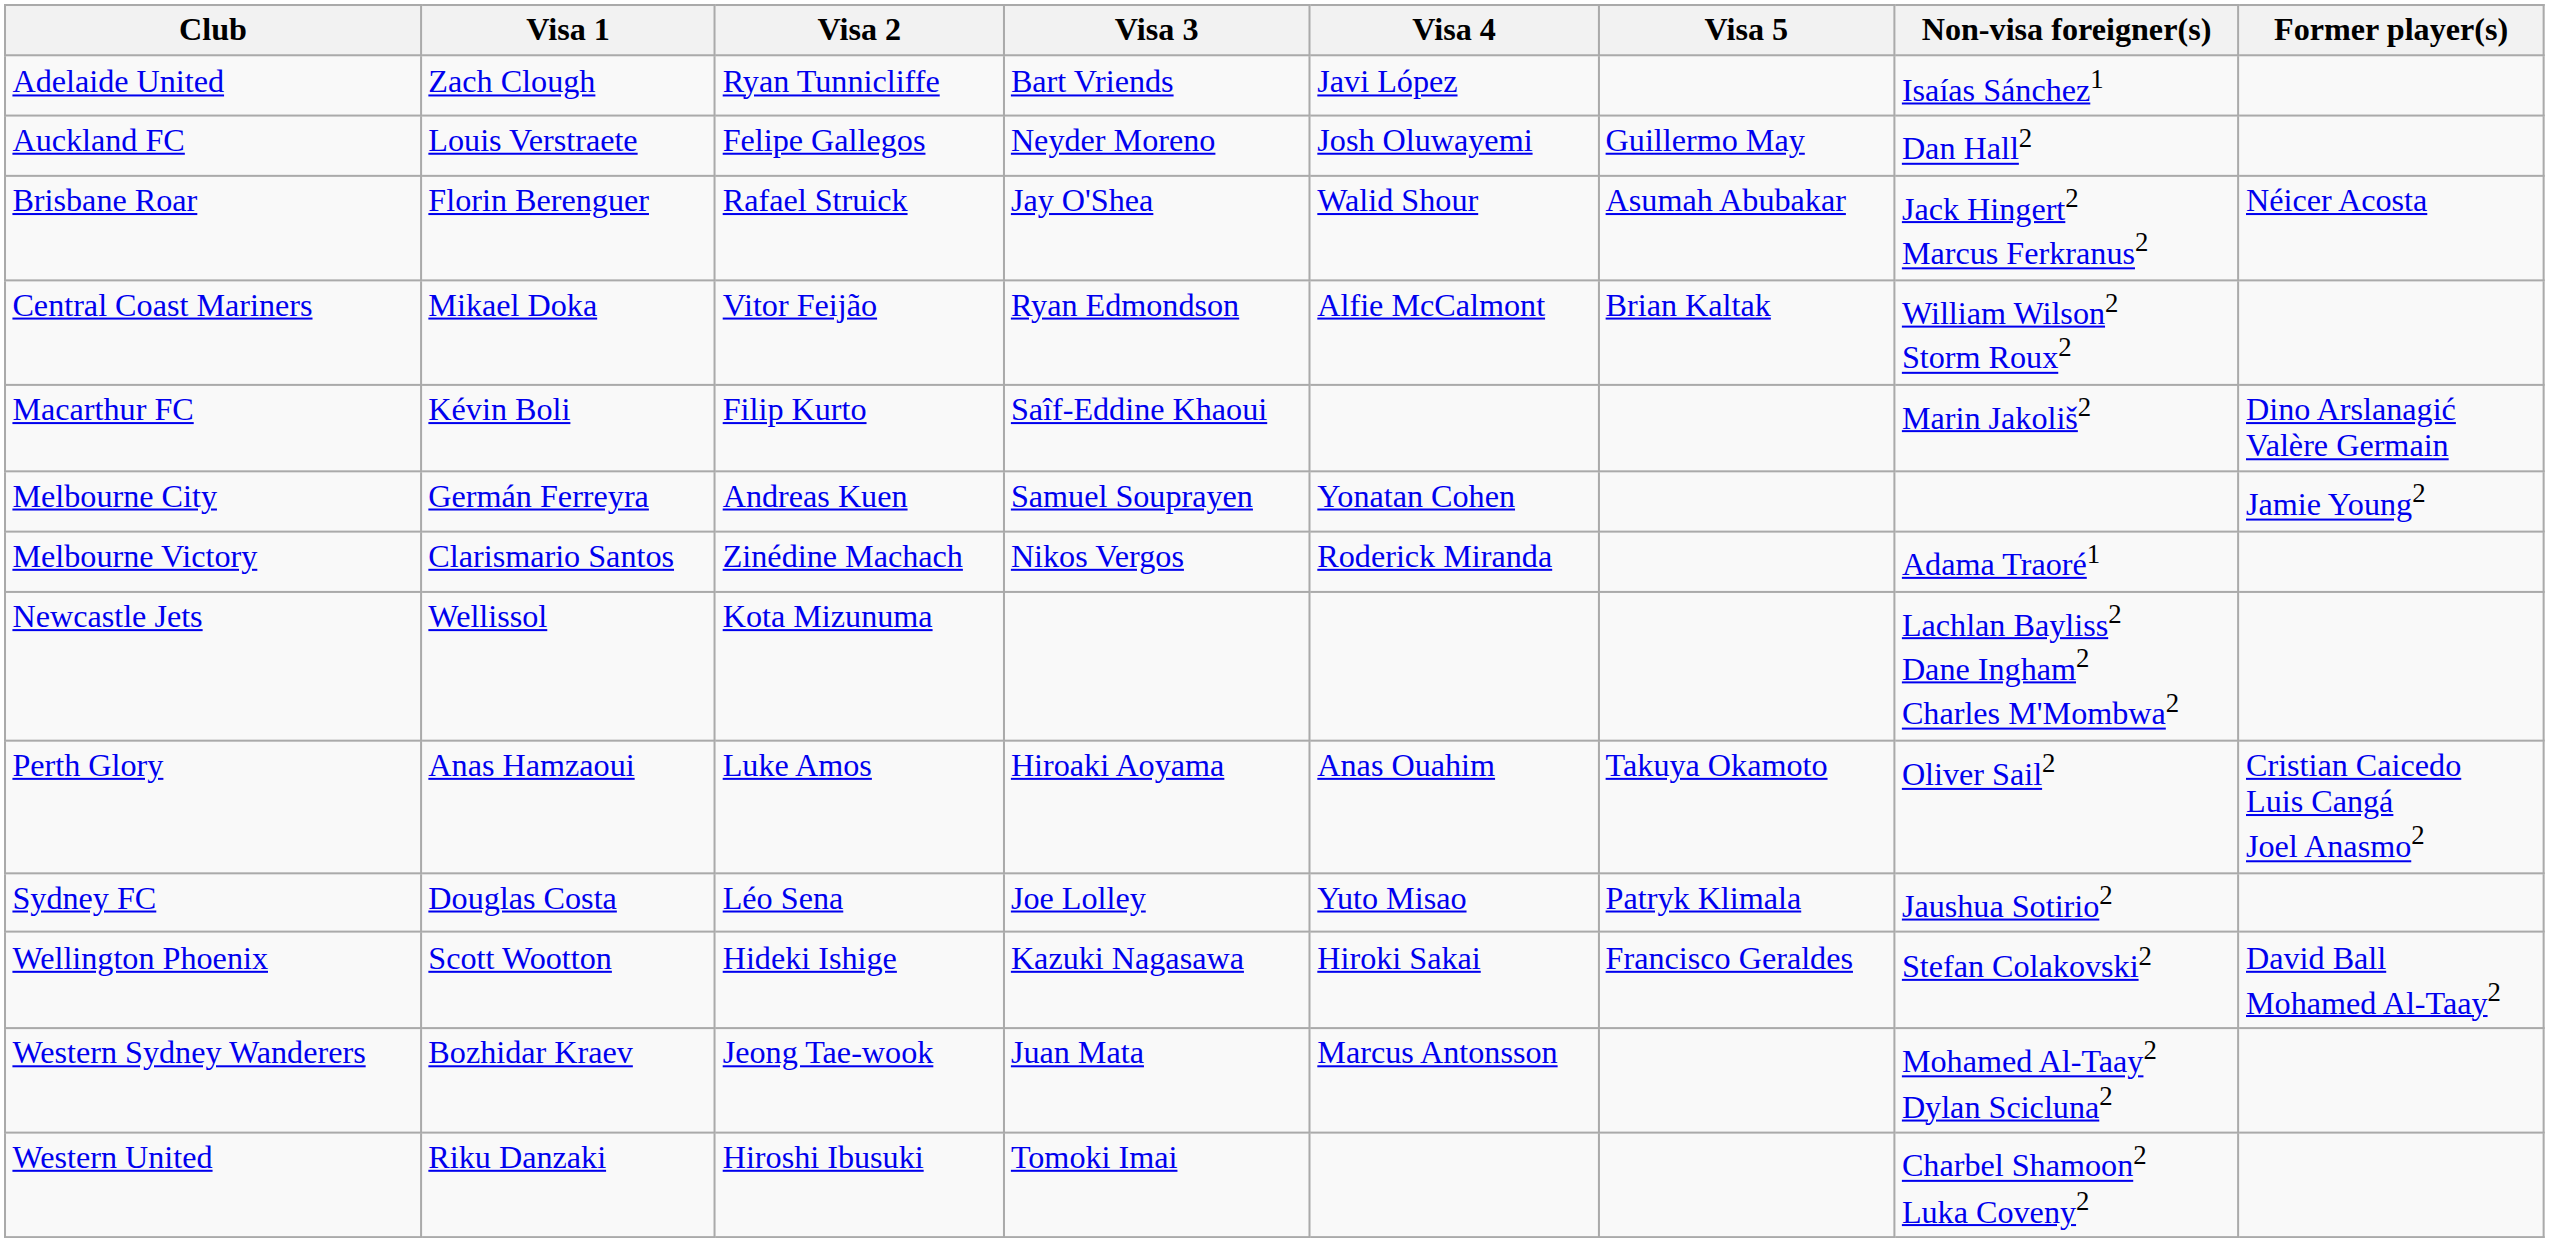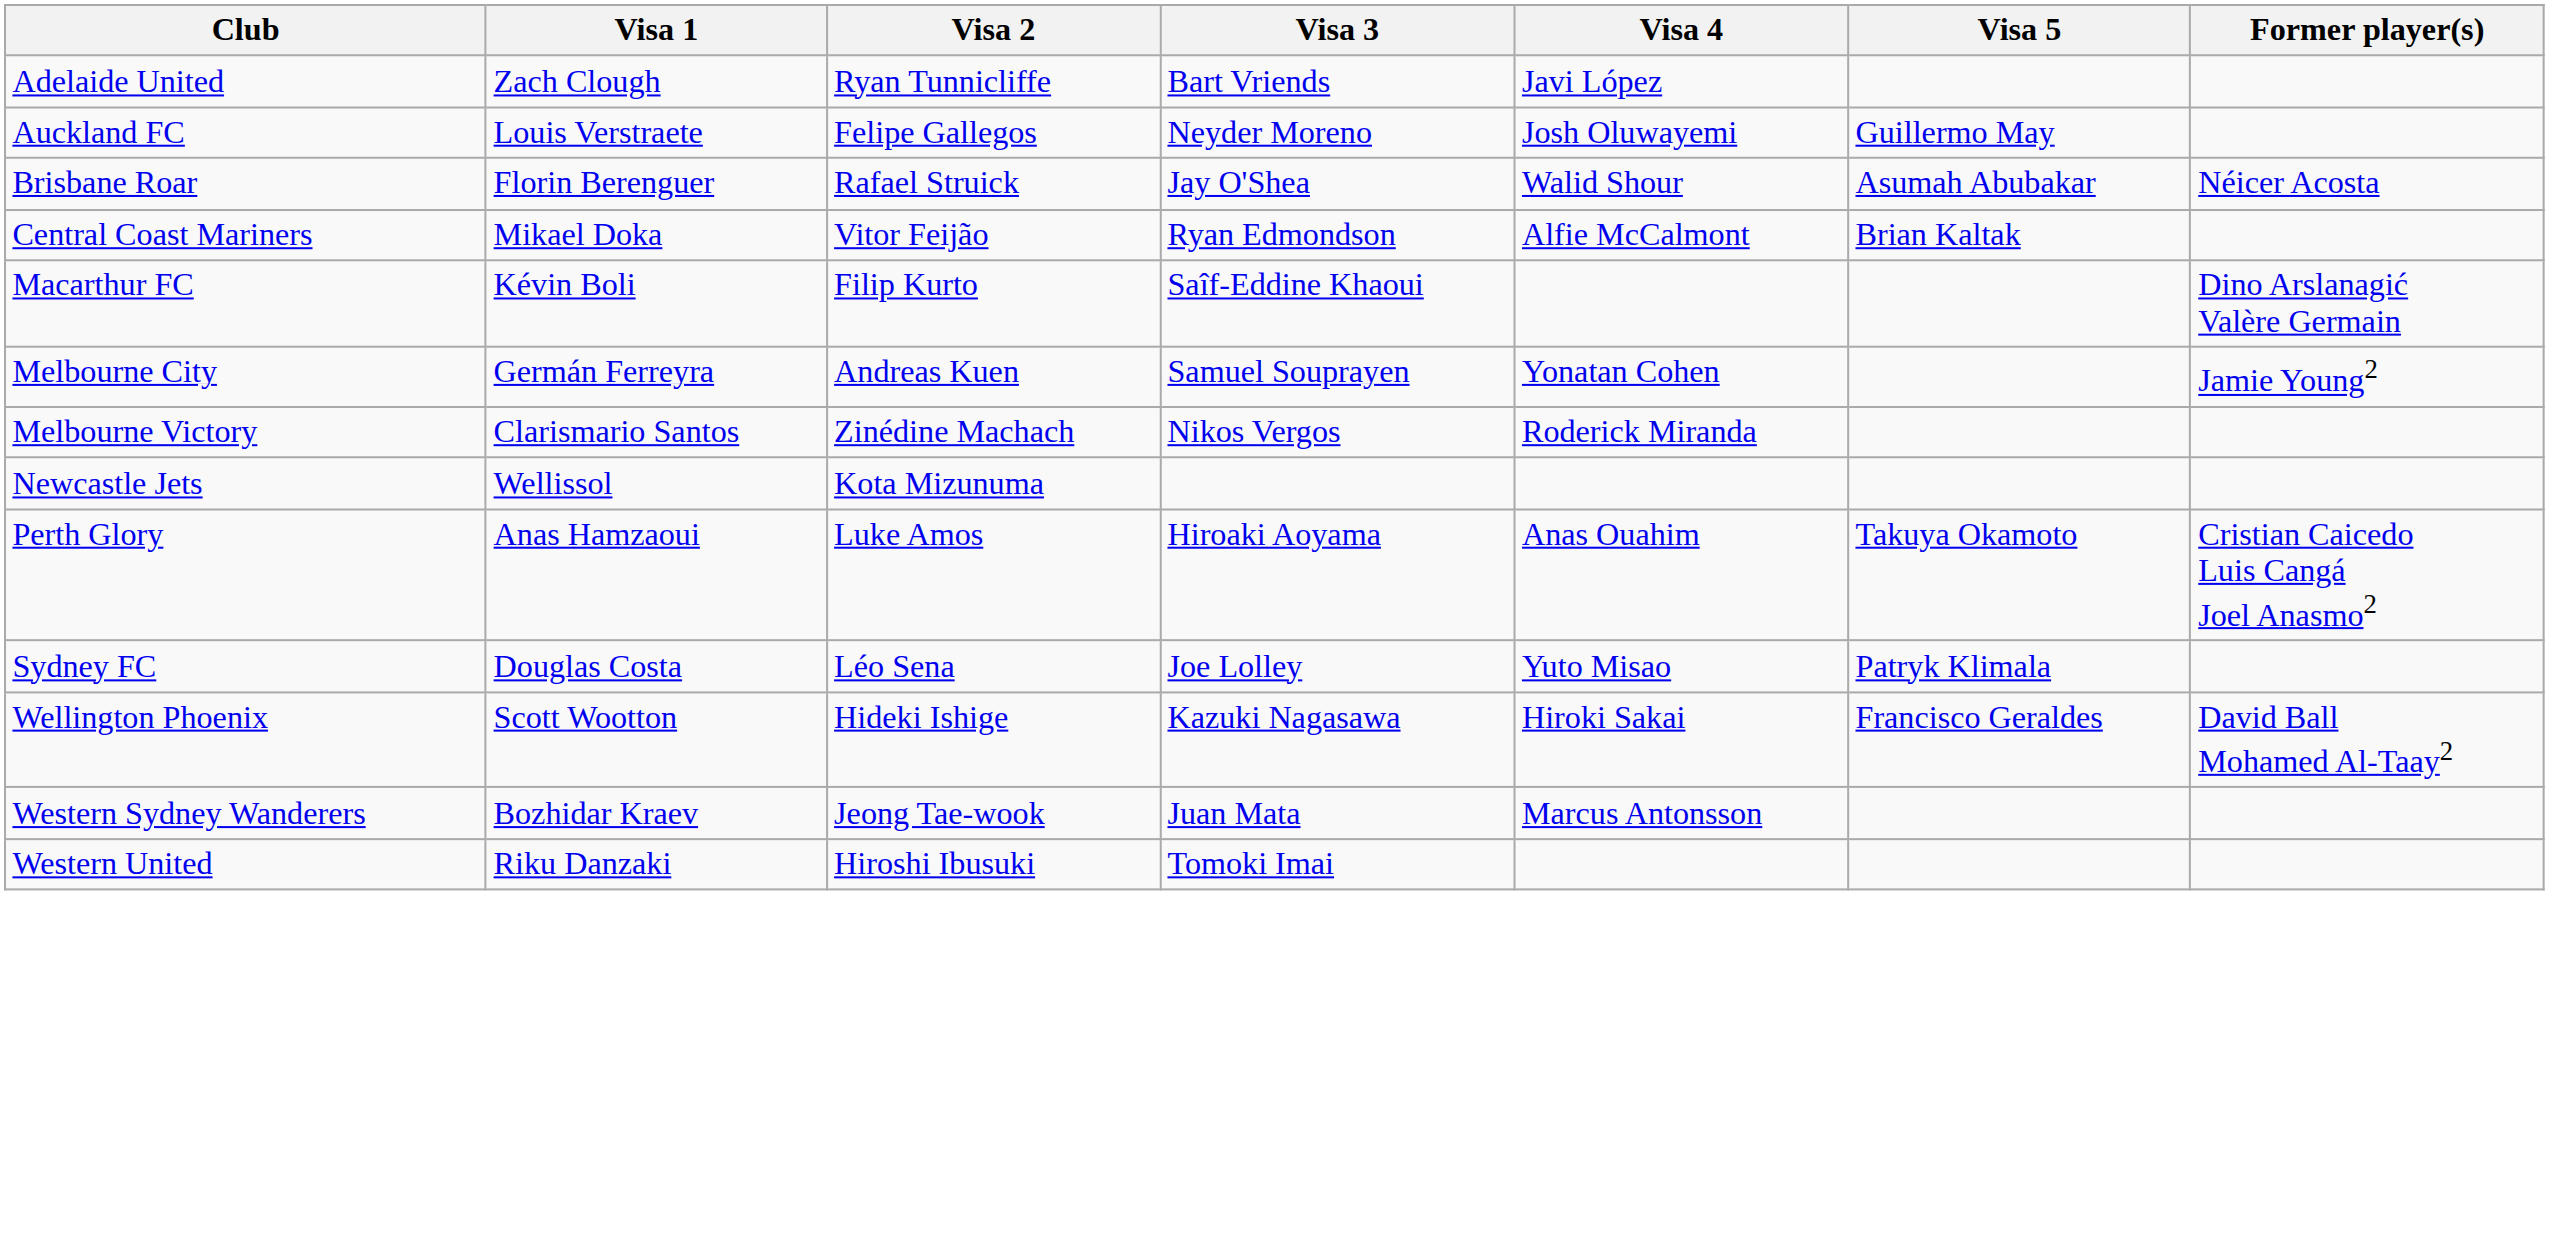- column: (2067, 30)
